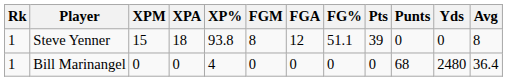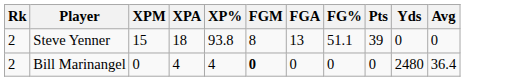- column: (413, 16)
(12, 40) 1 -> (12, 40) 2
(297, 40) 12 -> (297, 40) 13
(477, 40) 8 -> (434, 40) 0
(12, 64) 1 -> (12, 64) 2
(176, 64) 0 -> (176, 64) 4
(252, 64) normal -> (252, 64) bold
